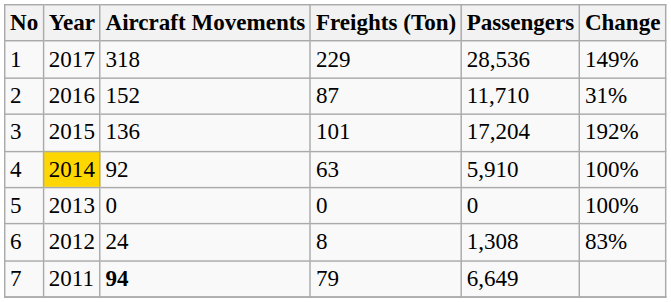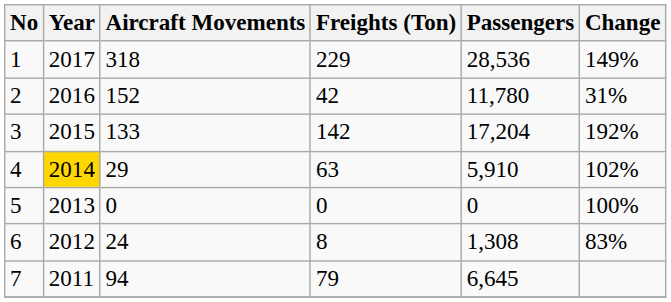(327, 95) 87 -> (327, 95) 42
(498, 95) 11,710 -> (498, 95) 11,780
(123, 132) 136 -> (123, 132) 133
(333, 132) 101 -> (333, 132) 142
(117, 168) 92 -> (117, 168) 29
(612, 168) 100% -> (612, 168) 102%
(117, 278) bold -> (117, 278) normal
(493, 278) 6,649 -> (493, 278) 6,645
